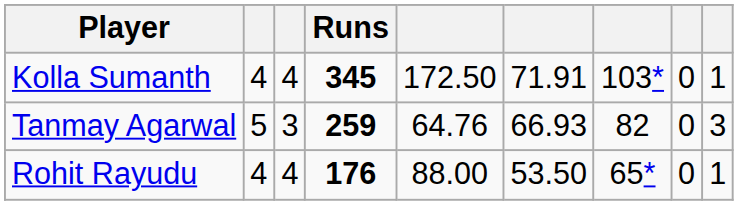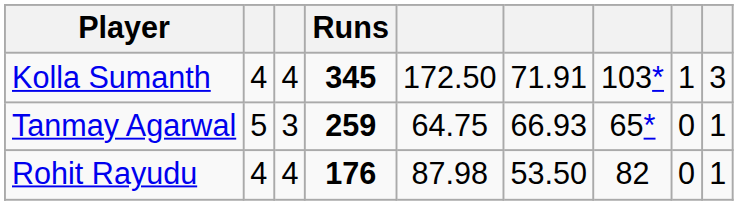(687, 77) 0 -> (687, 77) 1
(718, 77) 1 -> (718, 77) 3
(450, 125) 64.76 -> (450, 125) 64.75
(633, 125) 82 -> (633, 125) 65*
(718, 125) 3 -> (718, 125) 1
(450, 174) 88.00 -> (450, 174) 87.98
(633, 174) 65* -> (633, 174) 82
